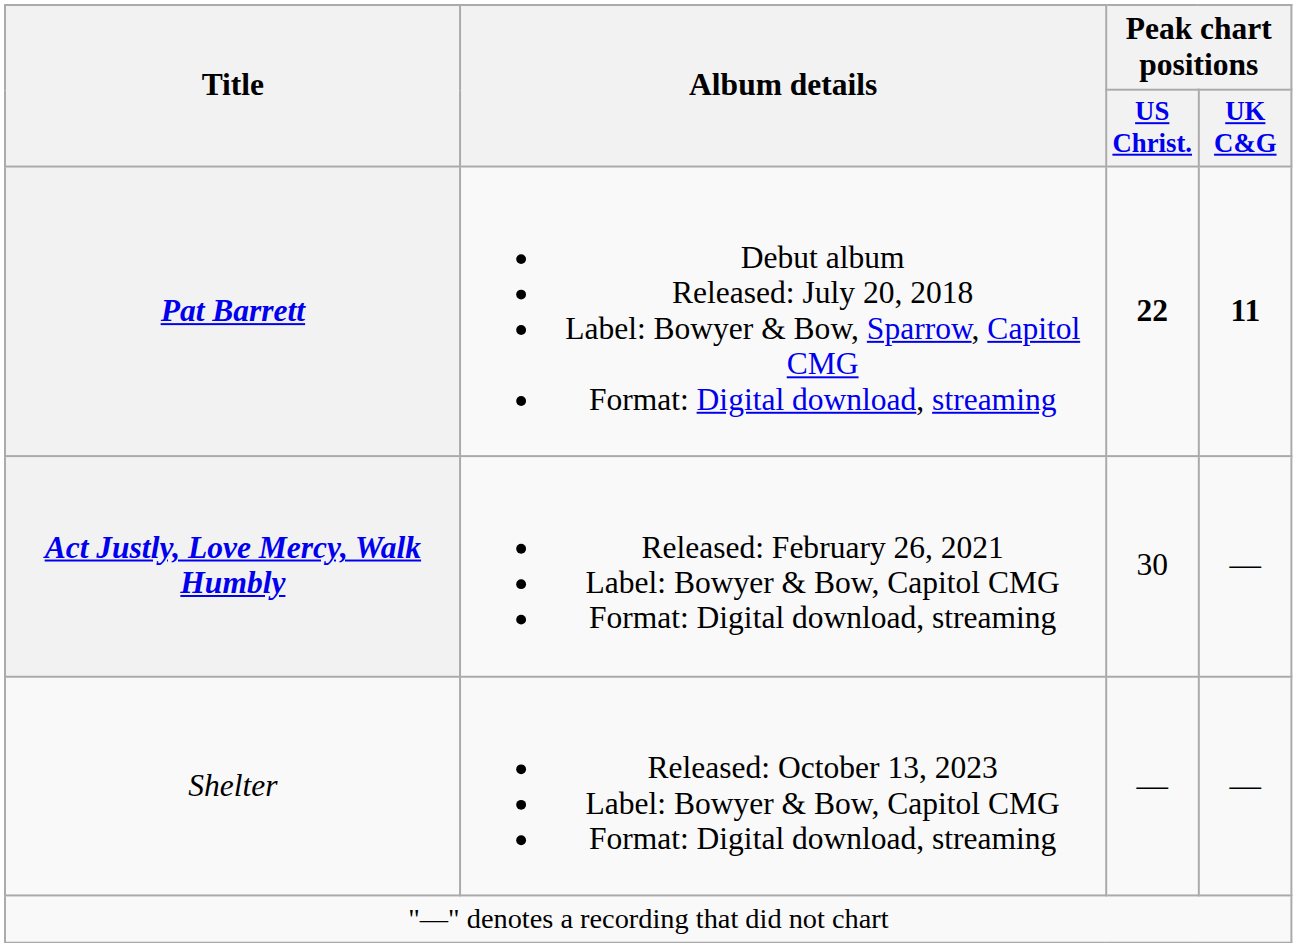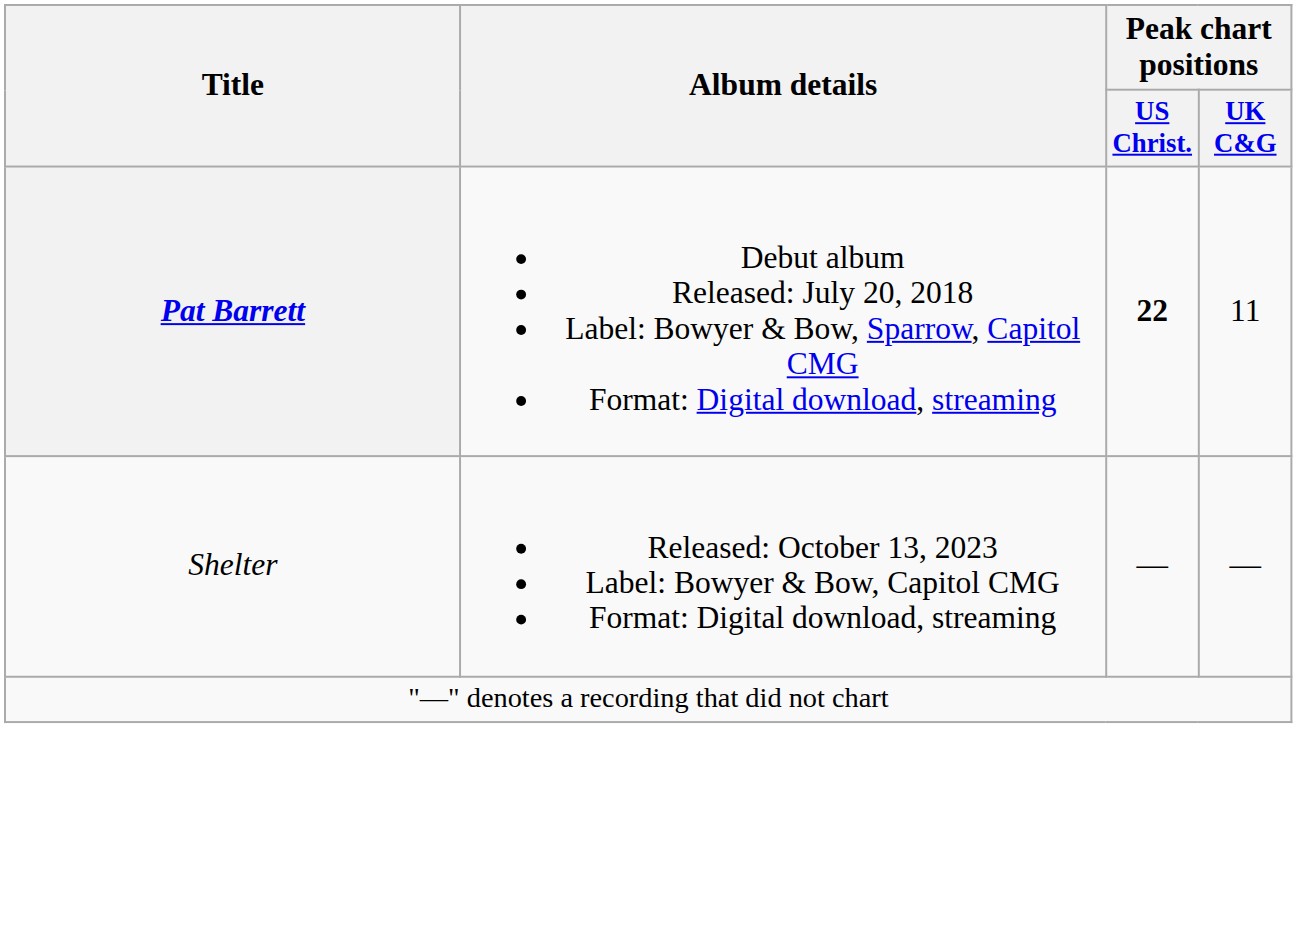(1245, 310) bold -> (1245, 310) normal
- row: (233, 565)
